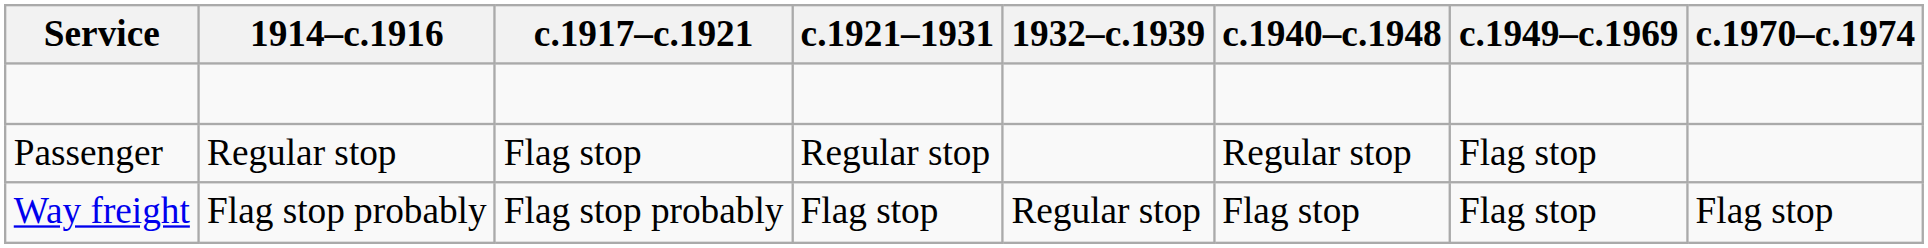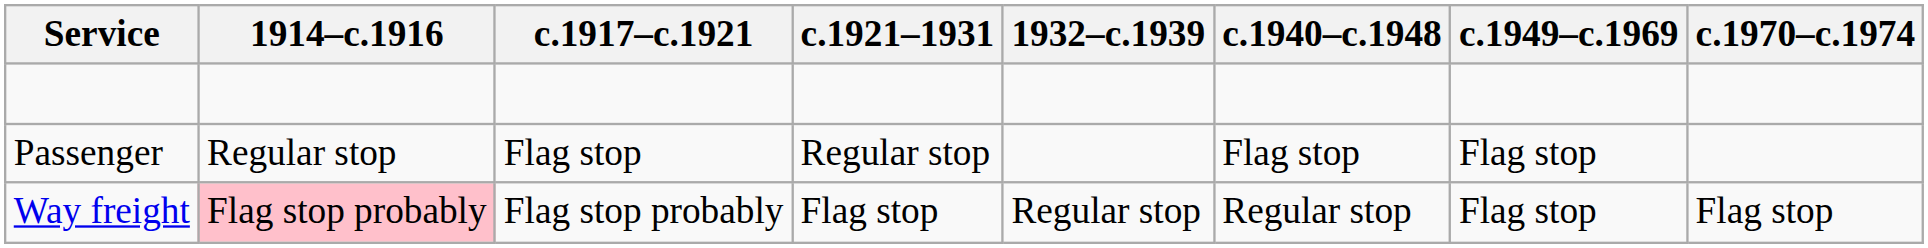(1317, 152) Regular stop -> (1291, 152) Flag stop
(347, 211) no background -> (347, 211) pink background
(1291, 211) Flag stop -> (1317, 211) Regular stop
